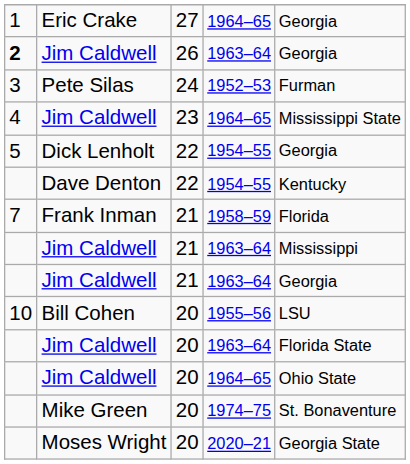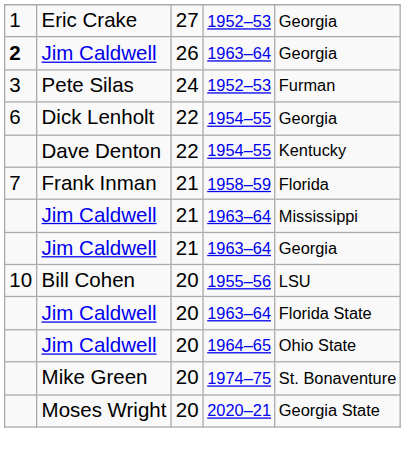(239, 21) 1964–65 -> (239, 21) 1952–53
- row: (99, 118)
(15, 150) 5 -> (15, 118) 6
